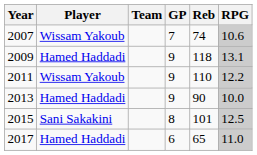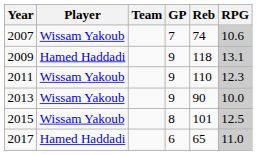(233, 77) 12.2 -> (233, 77) 12.3
(83, 98) Hamed Haddadi -> (82, 98) Wissam Yakoub
(76, 118) Sani Sakakini -> (82, 118) Wissam Yakoub
